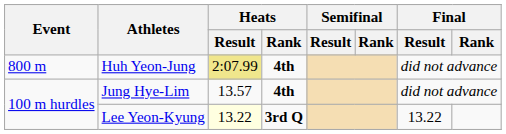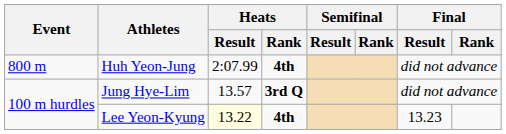(235, 67) khaki background -> (235, 67) no background
(284, 92) 4th -> (284, 92) 3rd Q
(284, 117) 3rd Q -> (284, 117) 4th
(425, 117) 13.22 -> (425, 117) 13.23
